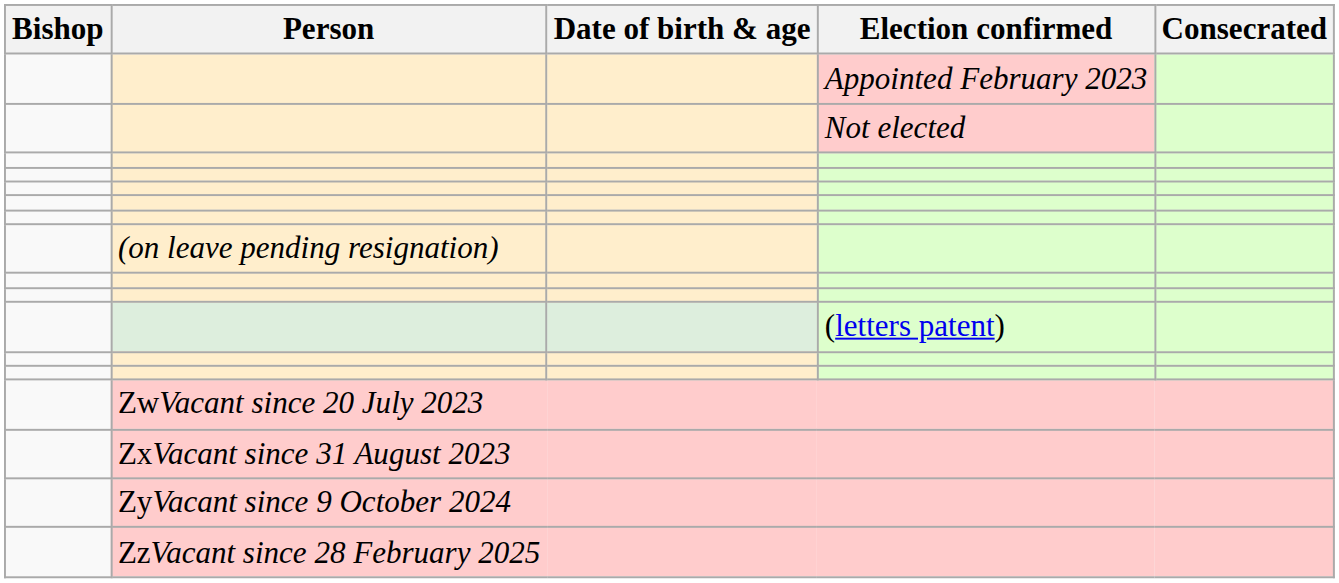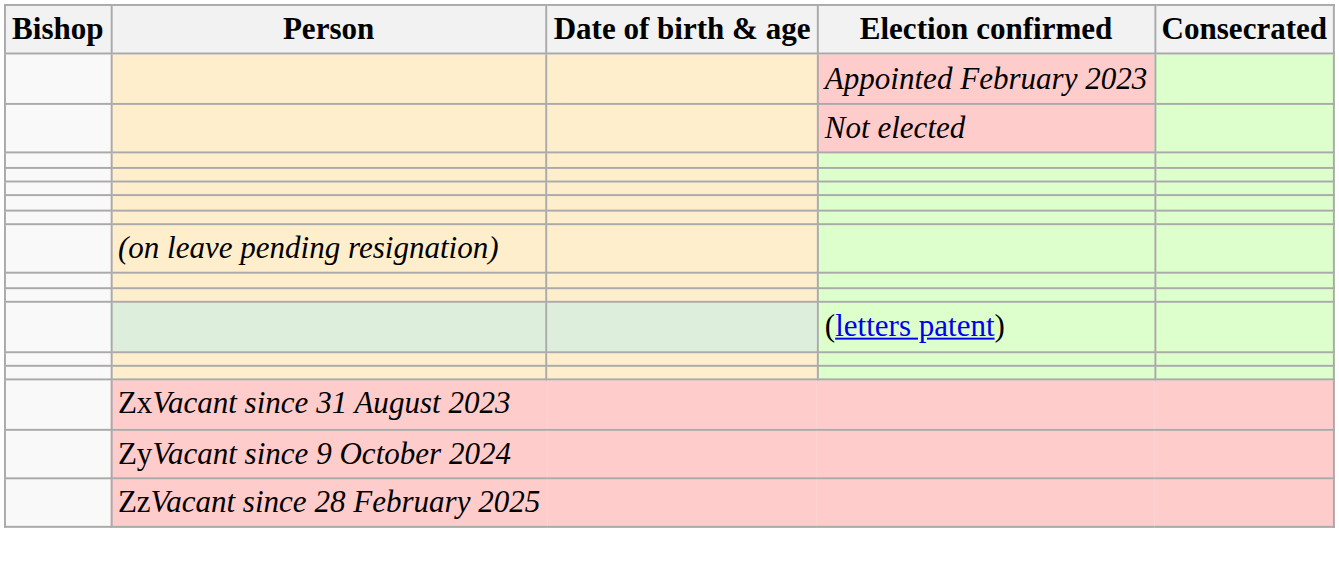- row: (301, 404)
